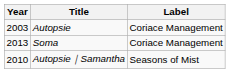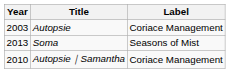(176, 43) Coriace Management -> (164, 43) Seasons of Mist
(164, 59) Seasons of Mist -> (176, 59) Coriace Management
